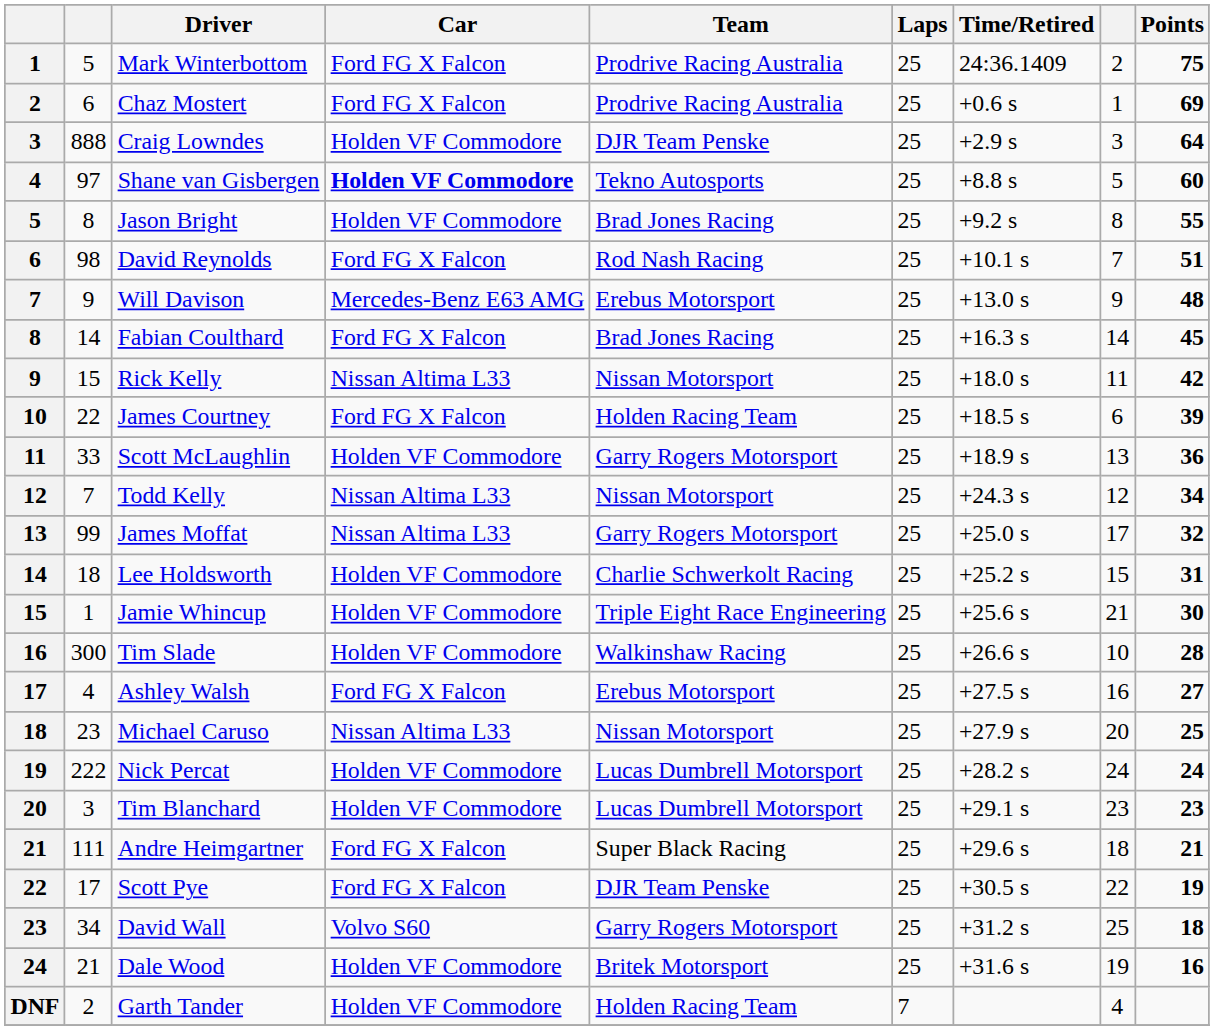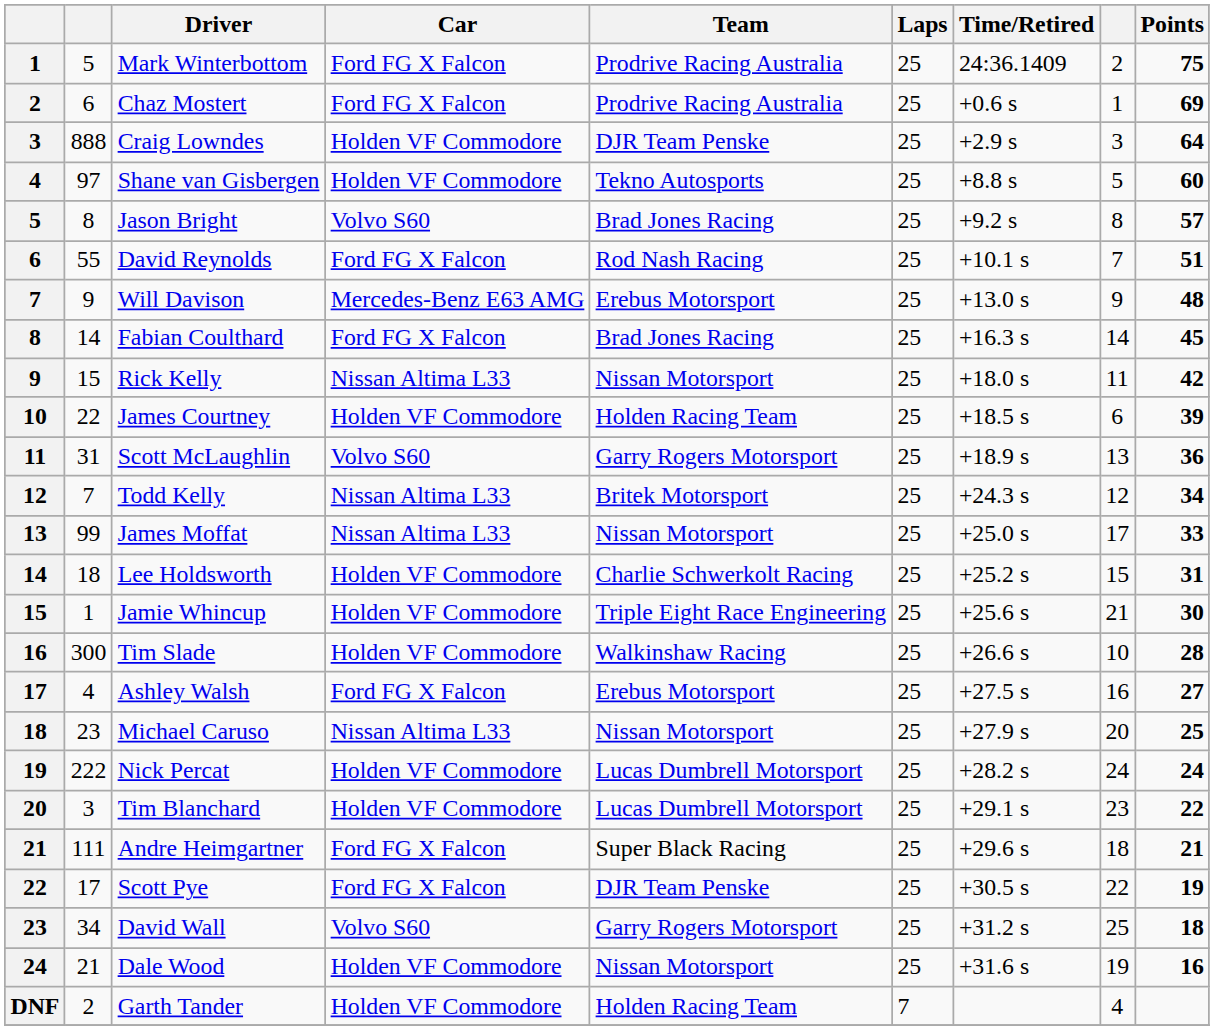(452, 180) bold -> (446, 180) normal
(446, 220) Holden VF Commodore -> (380, 220) Volvo S60
(1192, 220) 55 -> (1192, 220) 57
(89, 259) 98 -> (89, 259) 55
(418, 416) Ford FG X Falcon -> (446, 416) Holden VF Commodore
(89, 455) 33 -> (89, 455) 31
(446, 455) Holden VF Commodore -> (380, 455) Volvo S60
(684, 494) Nissan Motorsport -> (682, 494) Britek Motorsport
(717, 534) Garry Rogers Motorsport -> (684, 534) Nissan Motorsport
(1192, 534) 32 -> (1192, 534) 33
(1192, 809) 23 -> (1192, 809) 22
(682, 966) Britek Motorsport -> (684, 966) Nissan Motorsport
